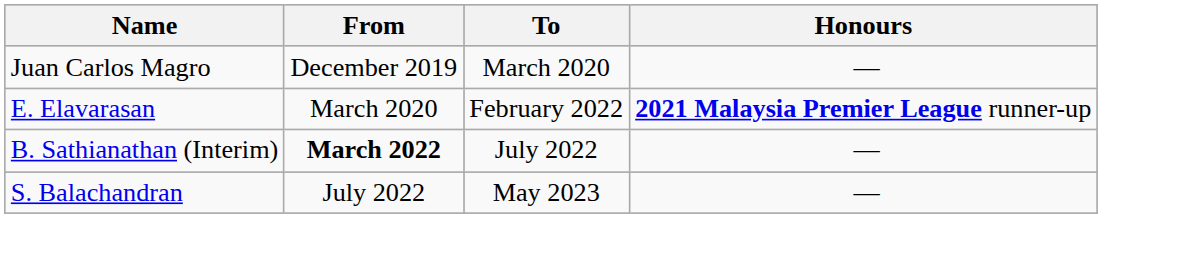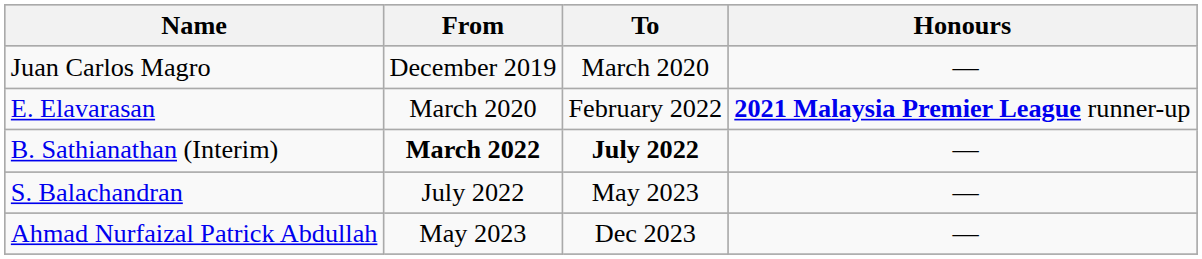(546, 150) normal -> (645, 150) bold
+ row: (194, 233)
